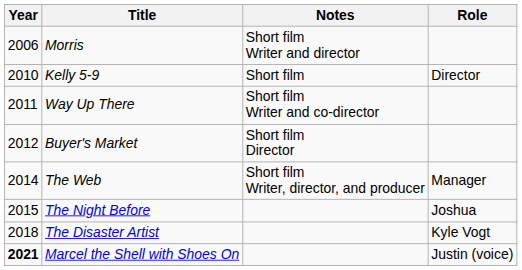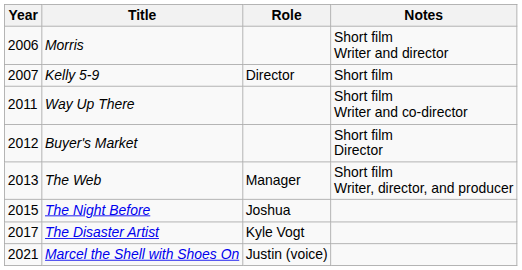columns swapped: (472, 15) <-> (335, 15)
(23, 75) 2010 -> (23, 75) 2007
(23, 180) 2014 -> (23, 180) 2013
(23, 232) 2018 -> (23, 232) 2017
(23, 254) bold -> (23, 254) normal
